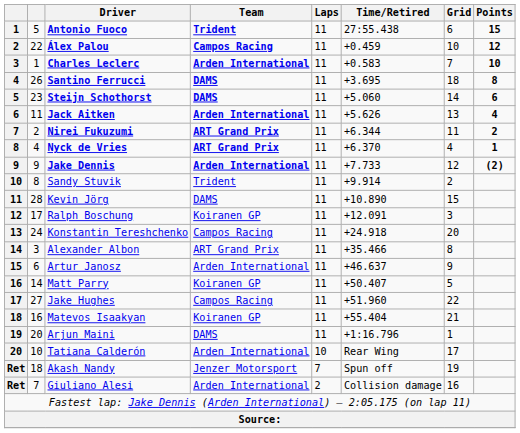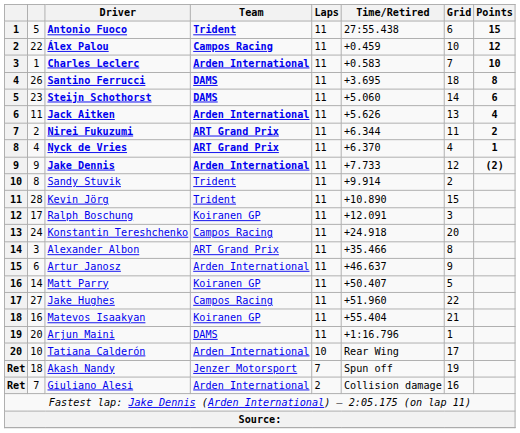(205, 199) DAMS -> (215, 199) Trident
